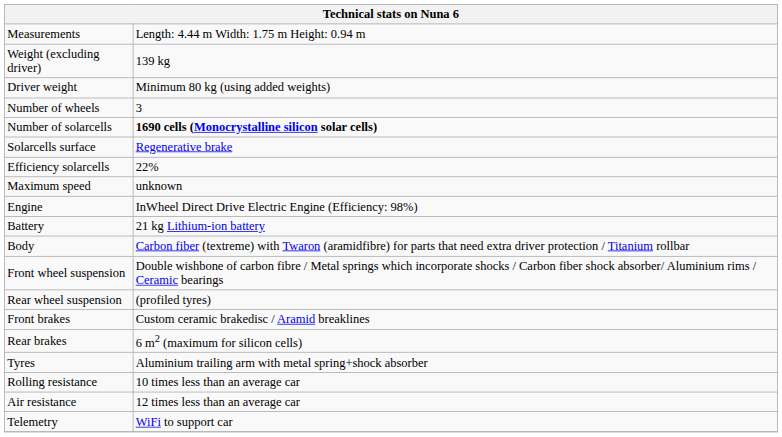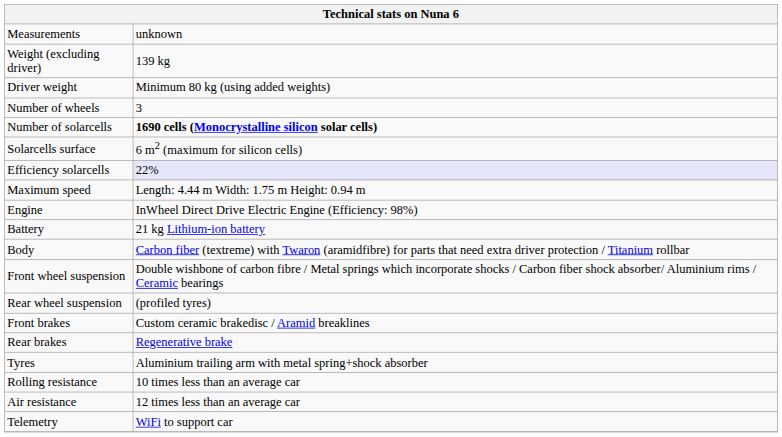(251, 34) Length: 4.44 m Width: 1.75 m Height: 0.94 m -> (159, 34) unknown
(184, 147) Regenerative brake -> (219, 148) 6 m2 (maximum for silicon cells)
(147, 166) no background -> (147, 170) lavender background
(159, 186) unknown -> (251, 190) Length: 4.44 m Width: 1.75 m Height: 0.94 m
(219, 341) 6 m2 (maximum for silicon cells) -> (184, 342) Regenerative brake
